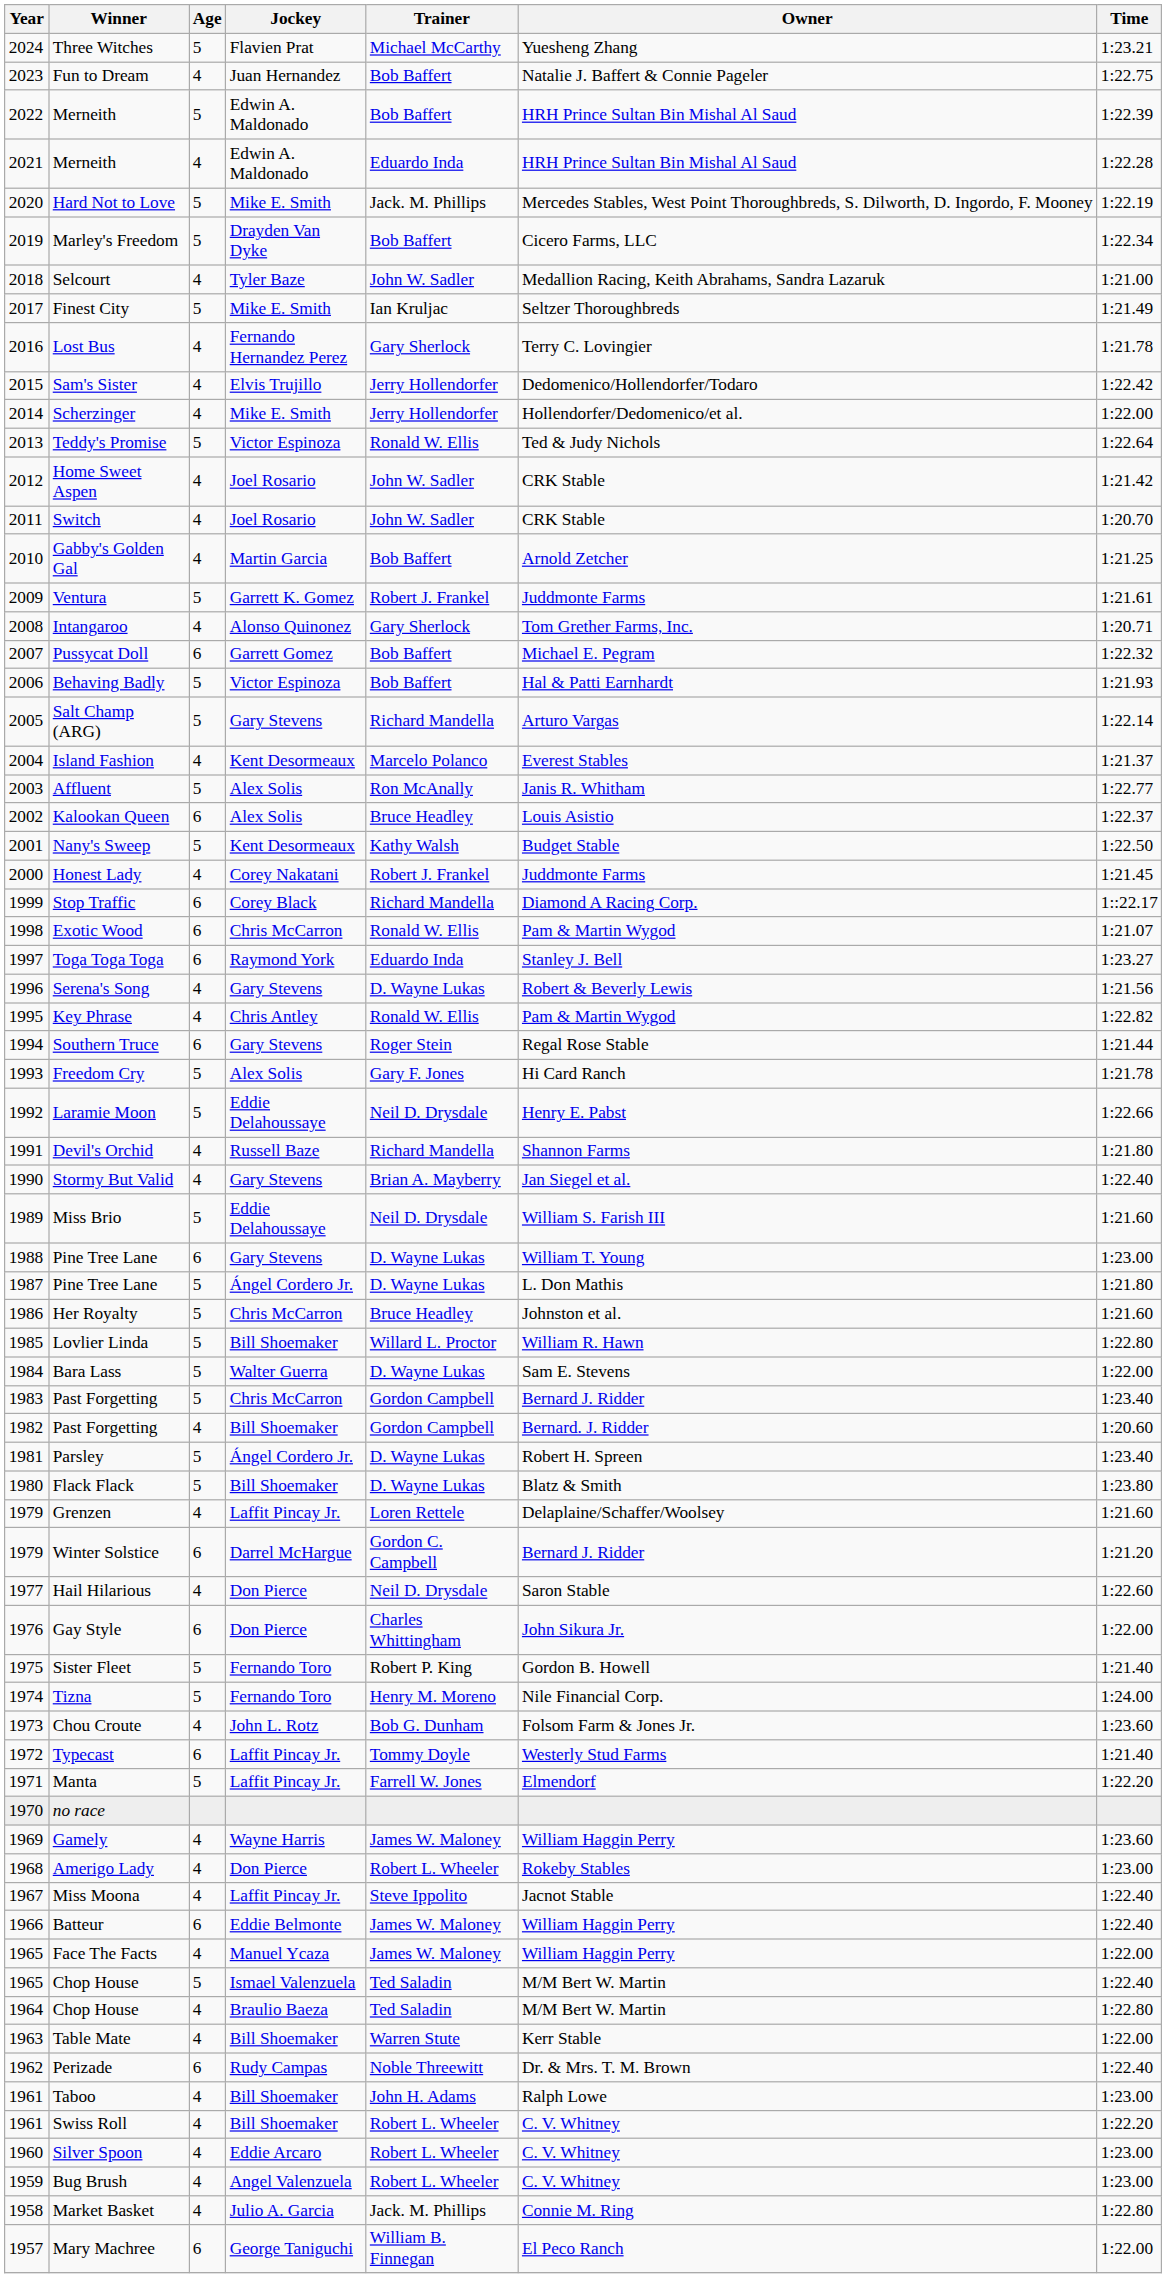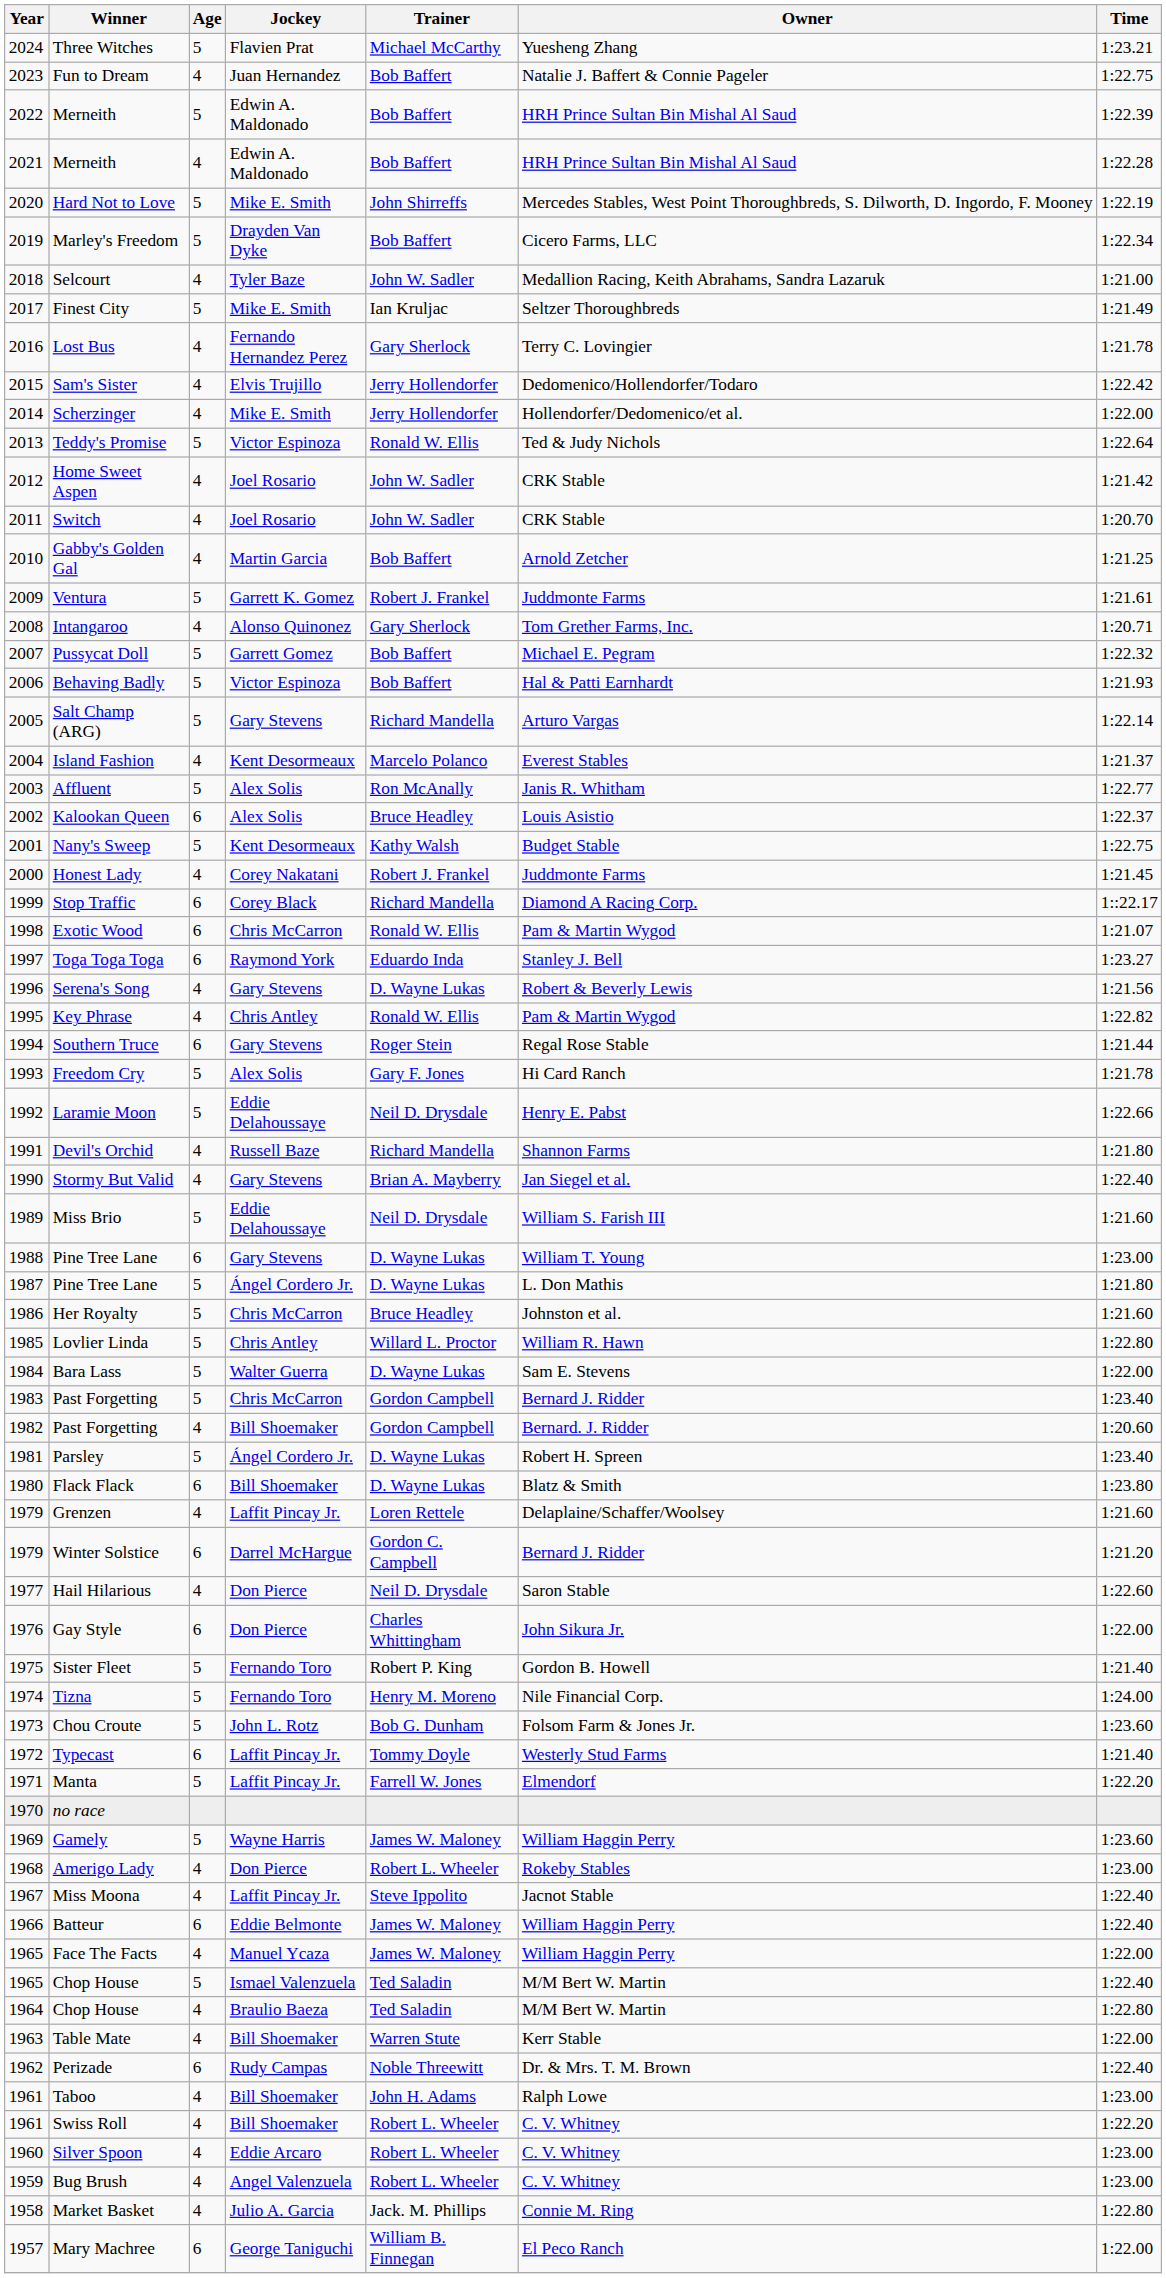(417, 163) Eduardo Inda -> (411, 163) Bob Baffert
(428, 202) Jack. M. Phillips -> (418, 202) John Shirreffs
(197, 654) 6 -> (197, 654) 5
(1127, 845) 1:22.50 -> (1127, 845) 1:22.75
(284, 1342) Bill Shoemaker -> (274, 1342) Chris Antley
(197, 1485) 5 -> (197, 1485) 6
(197, 1725) 4 -> (197, 1725) 5
(197, 1839) 4 -> (197, 1839) 5
